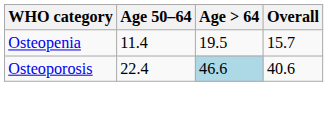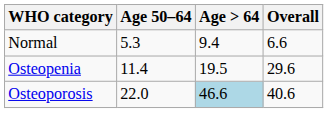+ row: (33, 42)
(281, 42) 15.7 -> (281, 68) 29.6
(134, 68) 22.4 -> (134, 94) 22.0
